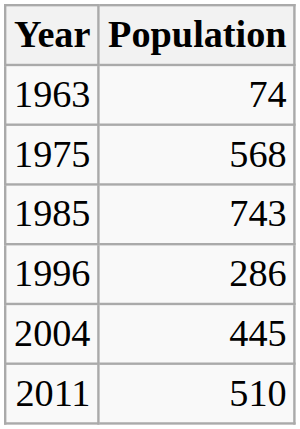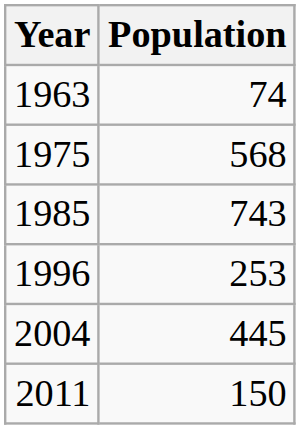(258, 273) 286 -> (258, 273) 253
(258, 392) 510 -> (258, 392) 150
